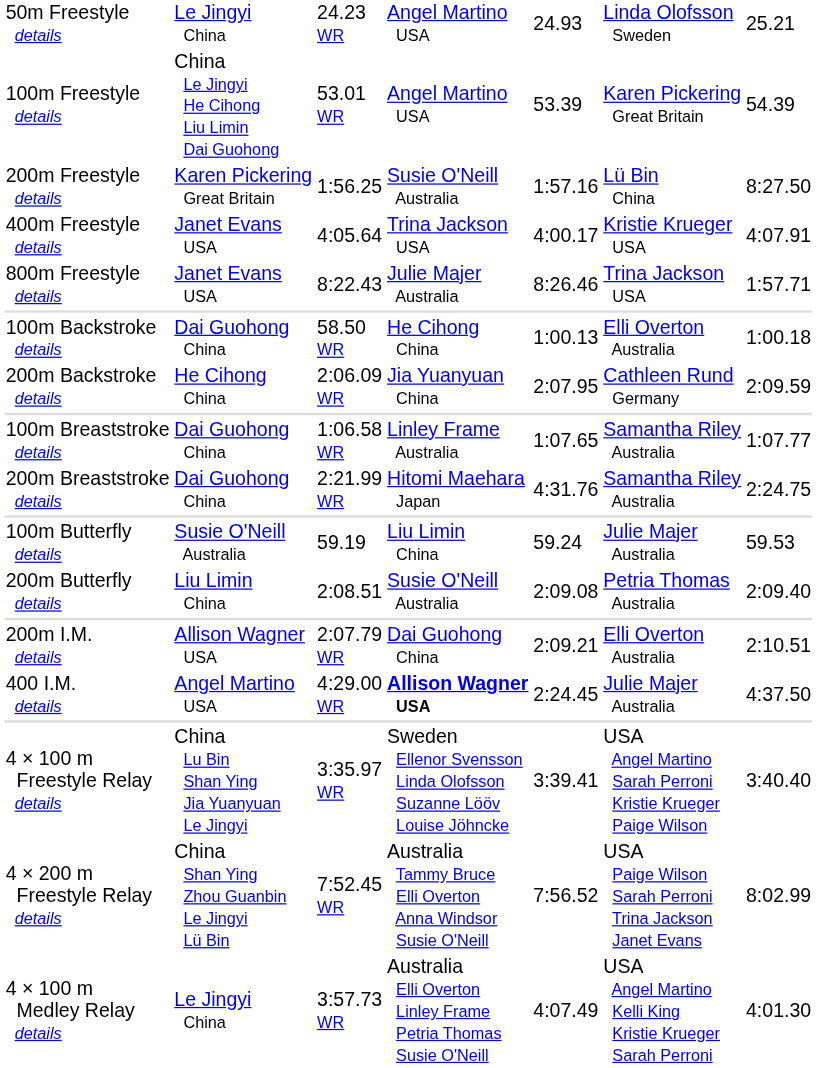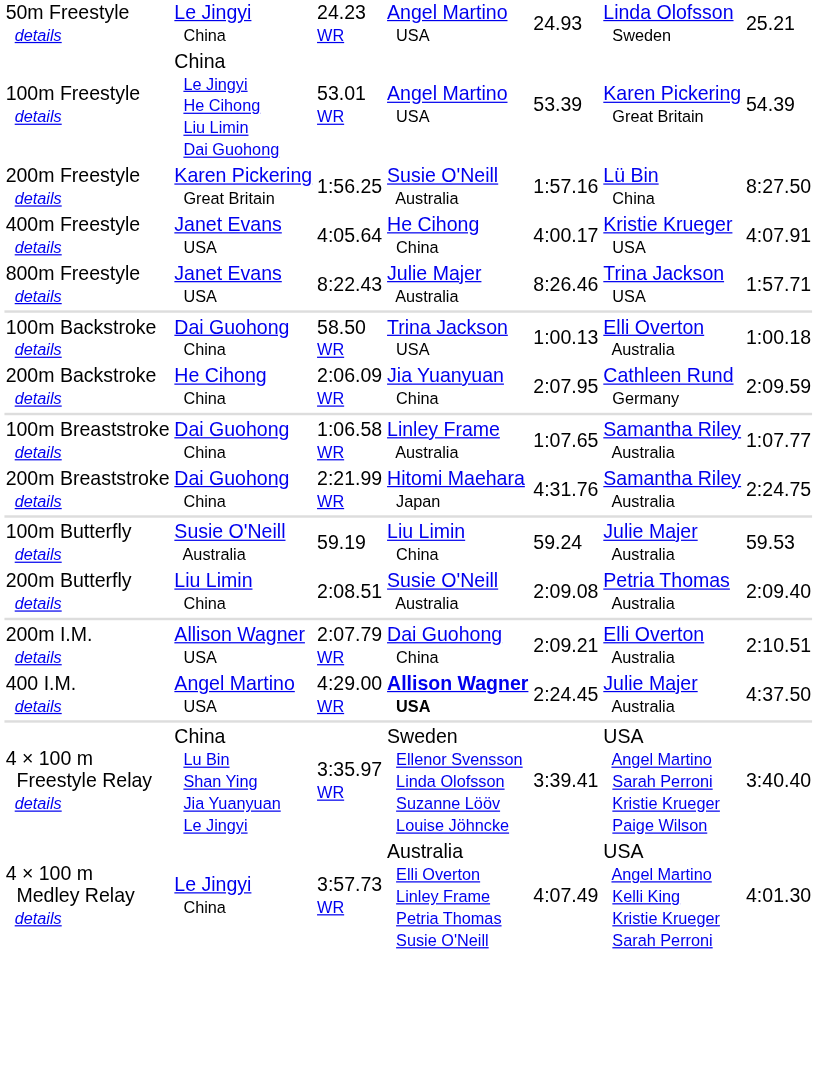(447, 235) Trina Jackson USA -> (433, 235) He Cihong China
(433, 338) He Cihong China -> (447, 338) Trina Jackson USA
- row: (79, 895)
